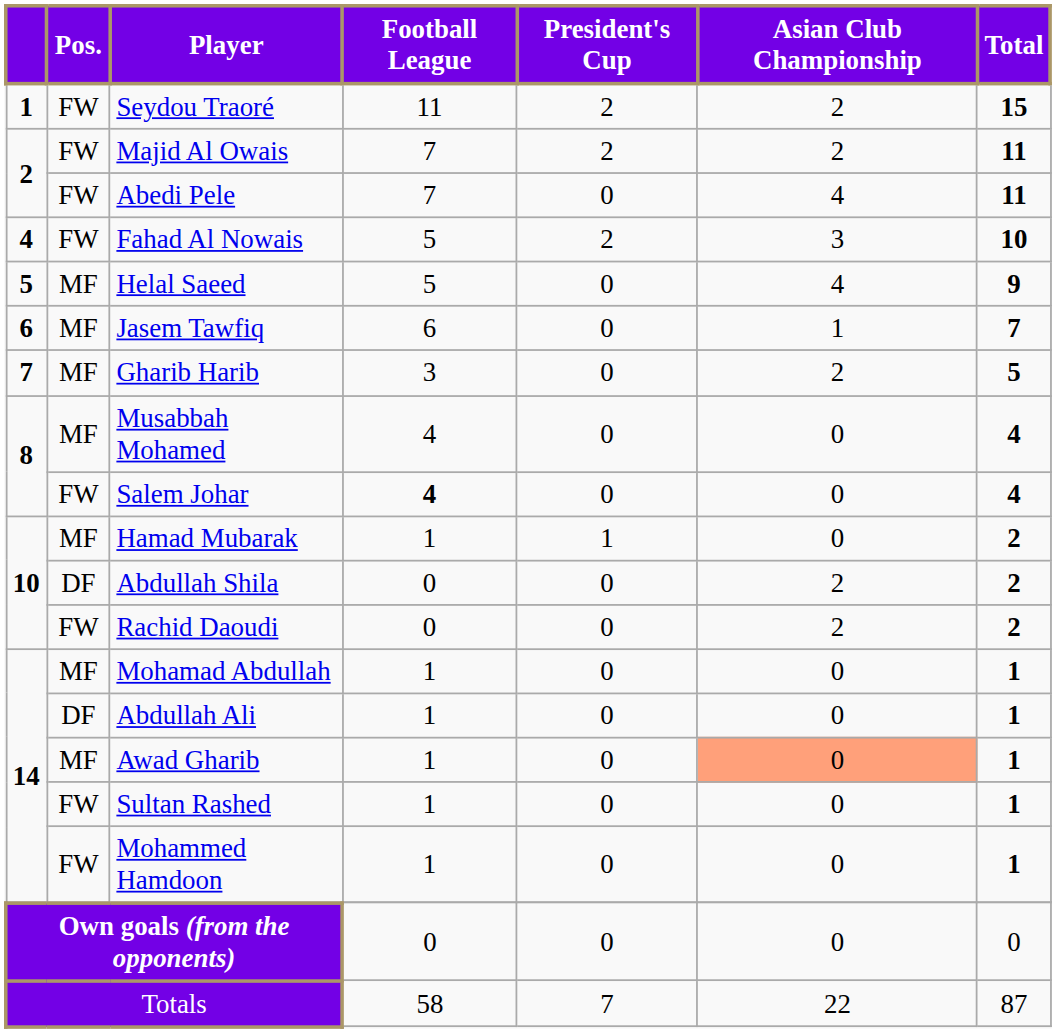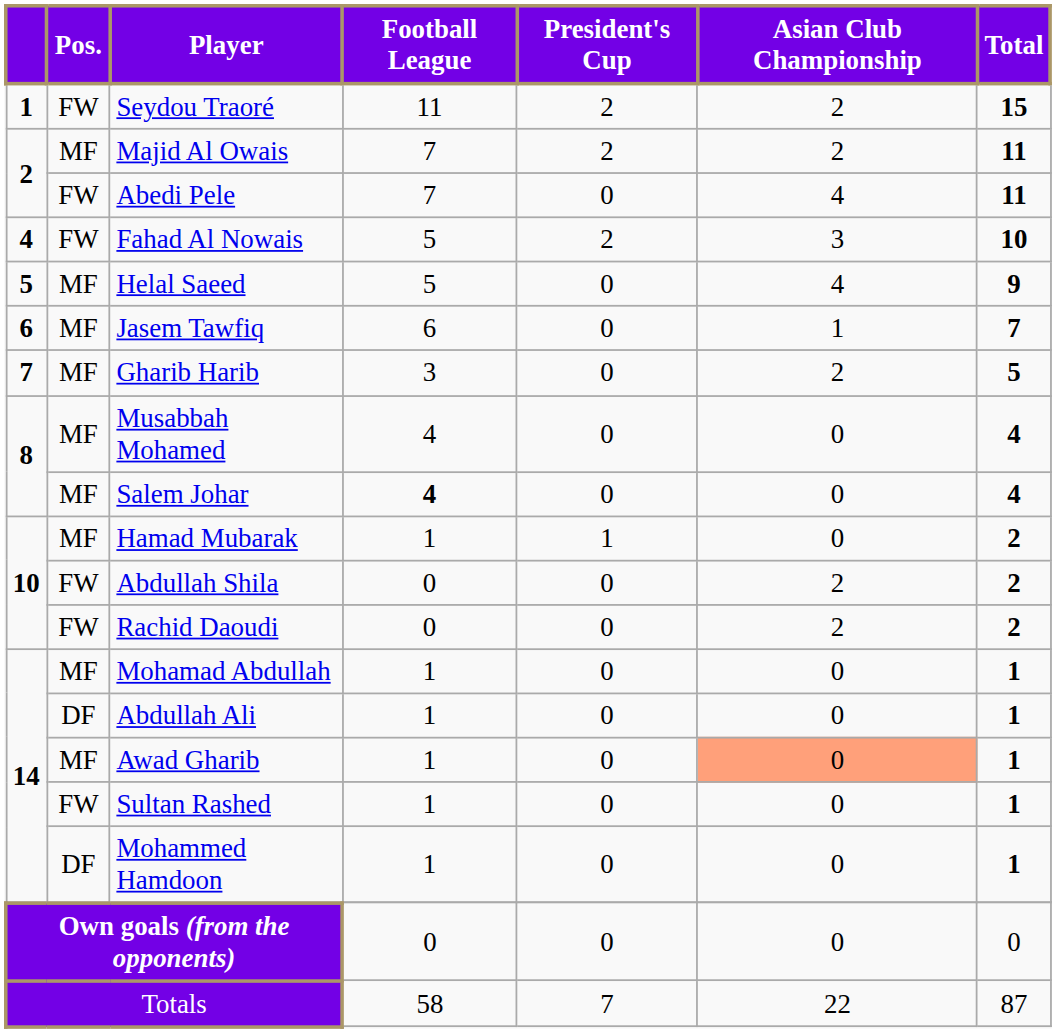(78, 150) FW -> (78, 150) MF
(78, 493) FW -> (78, 493) MF
(78, 582) DF -> (78, 582) FW
(78, 864) FW -> (78, 864) DF
